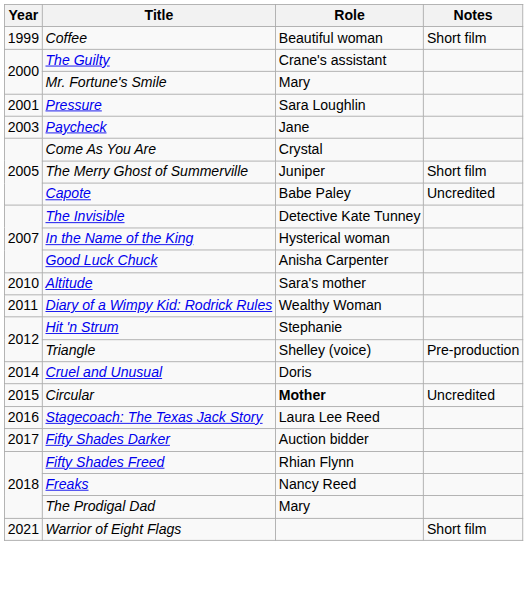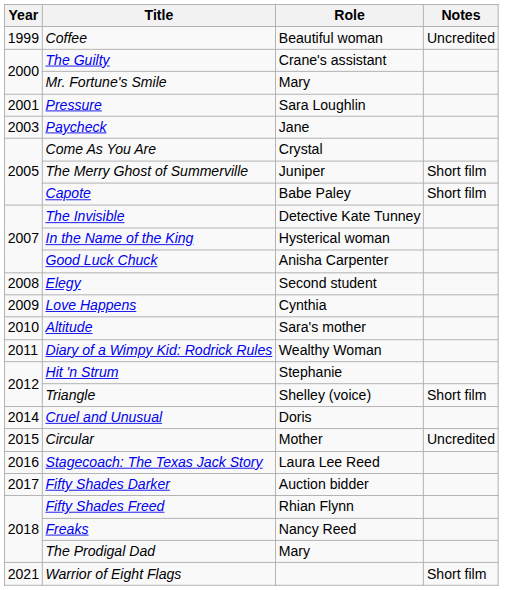(457, 37) Short film -> (461, 37) Uncredited
(461, 194) Uncredited -> (457, 194) Short film
+ row: (63, 283)
+ row: (91, 305)
(473, 350) Pre-production -> (457, 395) Short film
(302, 395) bold -> (301, 439) normal
